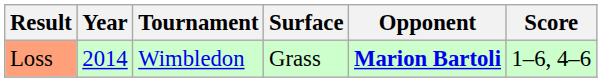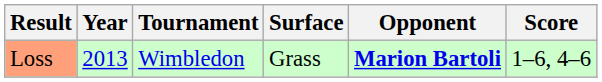(105, 58) 2014 -> (105, 58) 2013
